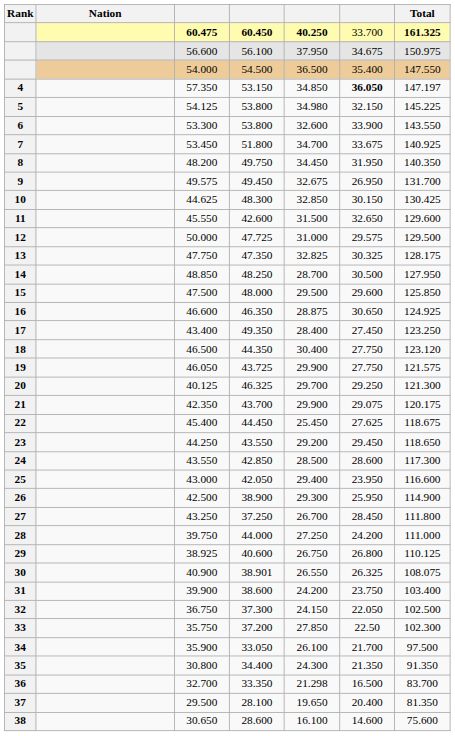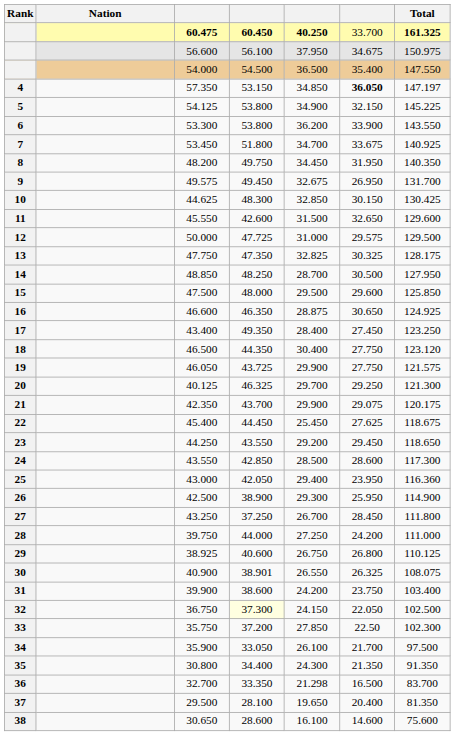(312, 106) 34.980 -> (312, 106) 34.900
(312, 125) 32.600 -> (312, 125) 36.200
(422, 478) 116.600 -> (422, 478) 116.360
(257, 609) no background -> (257, 609) lightyellow background
